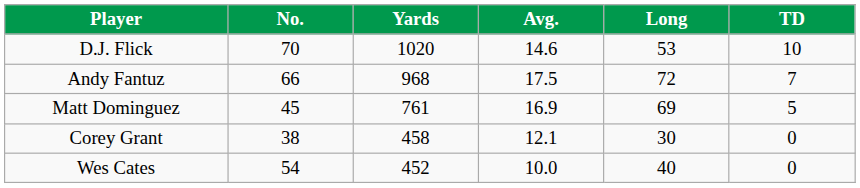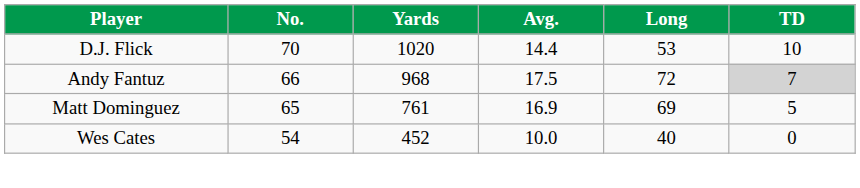(541, 49) 14.6 -> (541, 49) 14.4
(792, 78) no background -> (792, 78) lightgrey background
(290, 108) 45 -> (290, 108) 65
- row: (116, 138)
